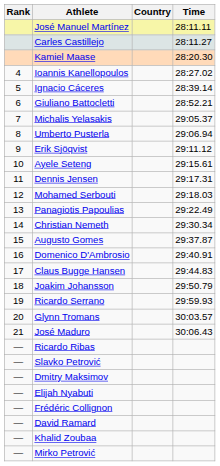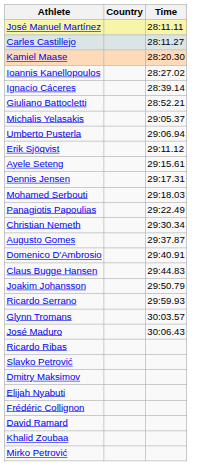- column: (18, 12)
